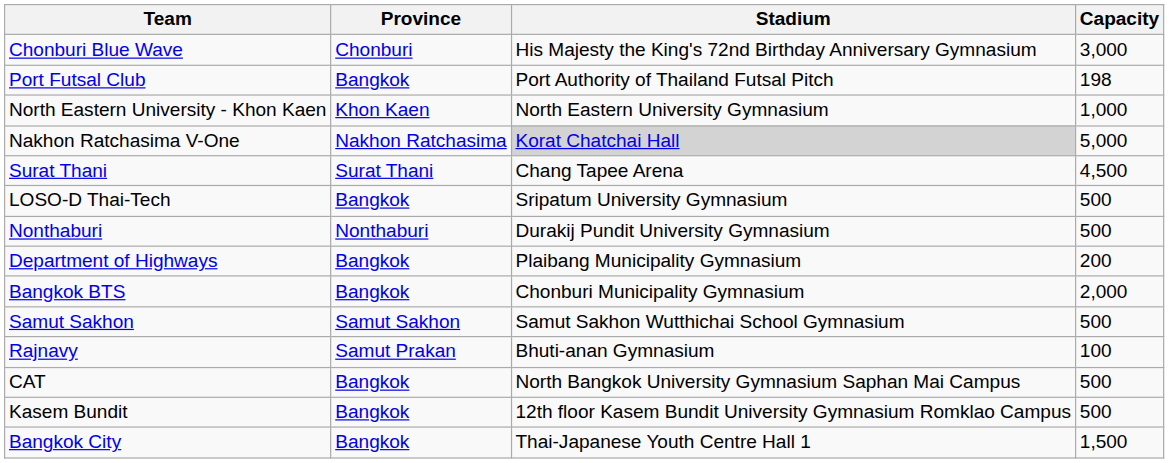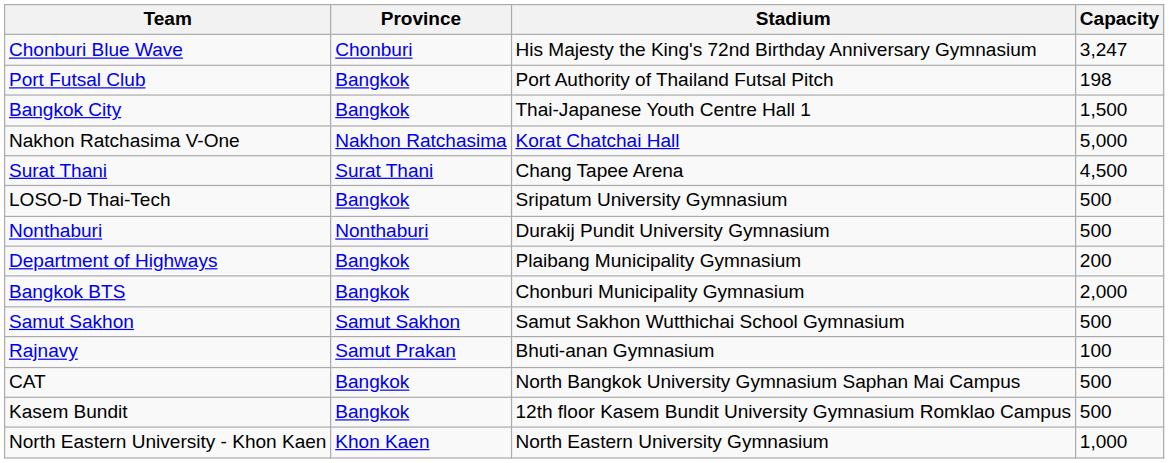(1104, 49) 3,000 -> (1104, 49) 3,247
rows swapped: (65, 442) <-> (168, 110)
(597, 140) lightgrey background -> (597, 140) no background
